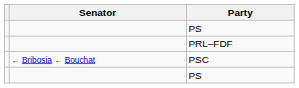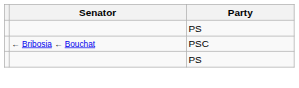- row: (98, 44)
